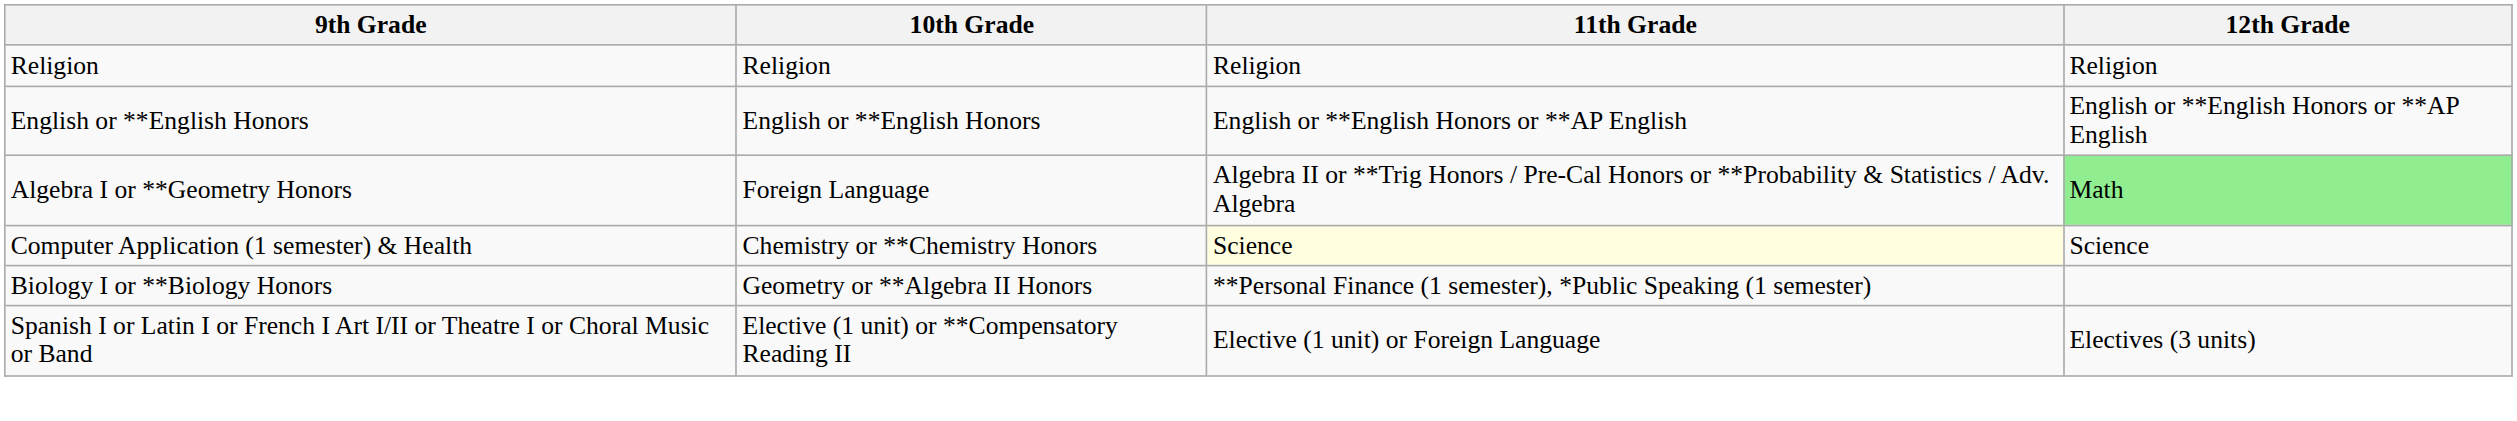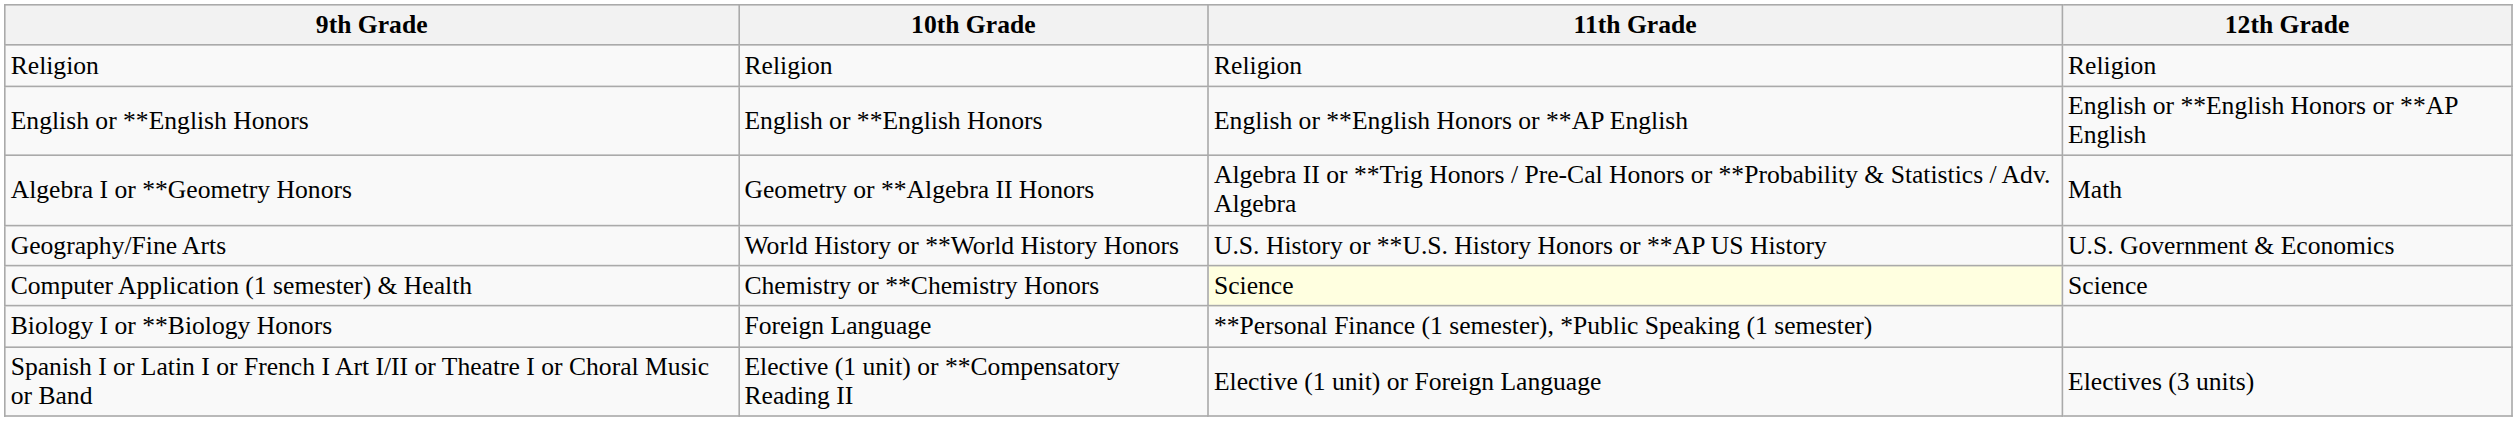(836, 189) Foreign Language -> (919, 189) Geometry or **Algebra II Honors
(2096, 189) lightgreen background -> (2095, 189) no background
+ row: (118, 244)
(917, 285) Geometry or **Algebra II Honors -> (838, 326) Foreign Language
